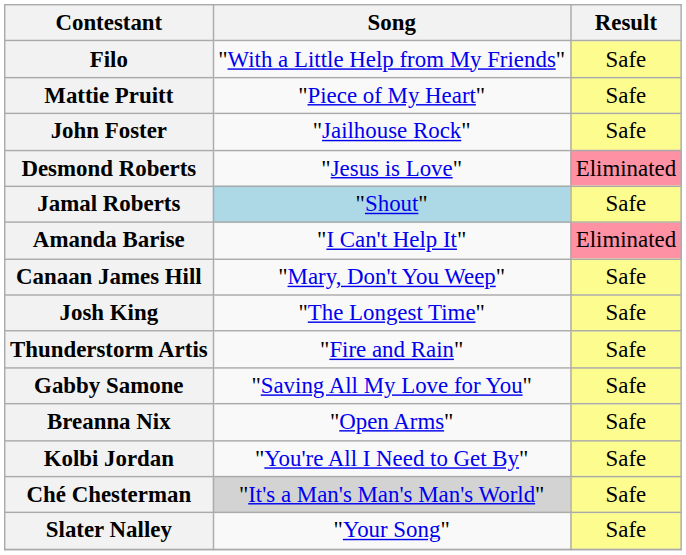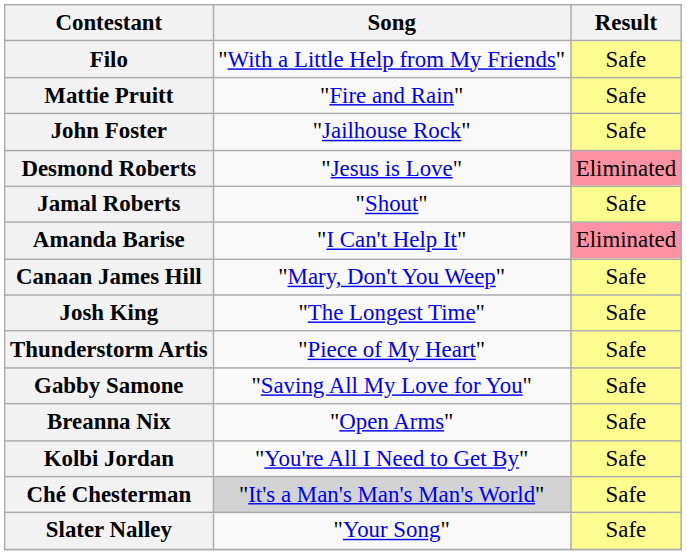(392, 95) "Piece of My Heart" -> (392, 95) "Fire and Rain"
(392, 204) lightblue background -> (392, 204) no background
(392, 349) "Fire and Rain" -> (392, 349) "Piece of My Heart"
